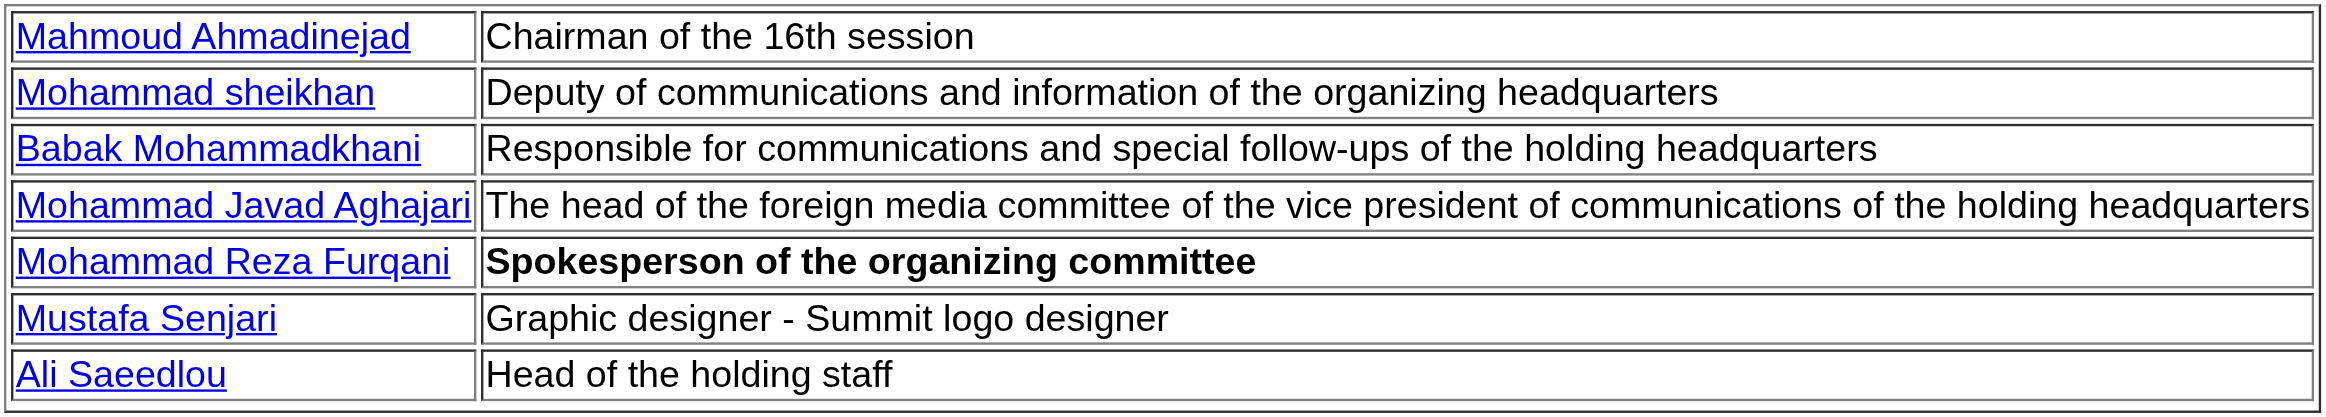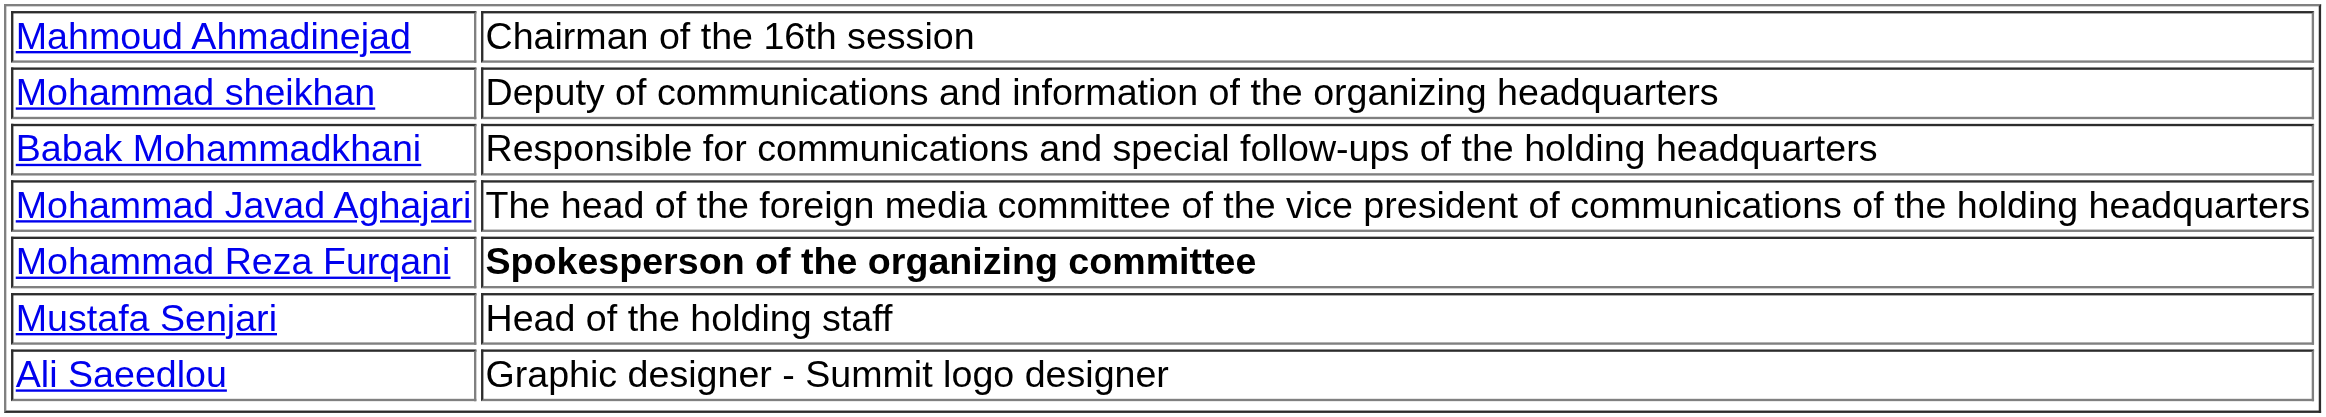(827, 318) Graphic designer - Summit logo designer -> (689, 318) Head of the holding staff
(689, 374) Head of the holding staff -> (827, 374) Graphic designer - Summit logo designer
